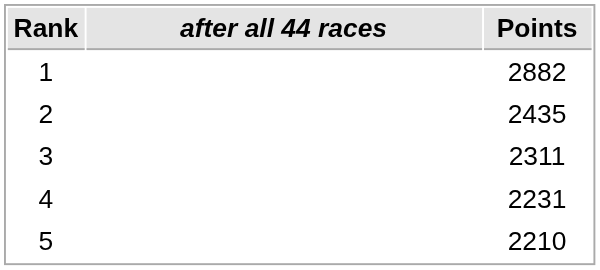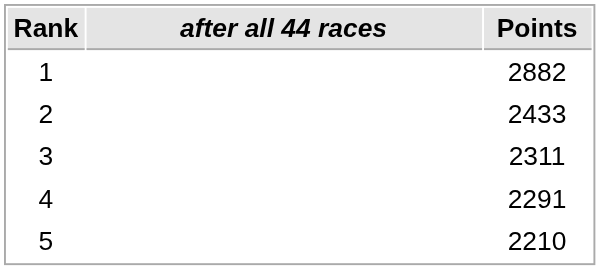(537, 114) 2435 -> (537, 114) 2433
(537, 199) 2231 -> (537, 199) 2291
